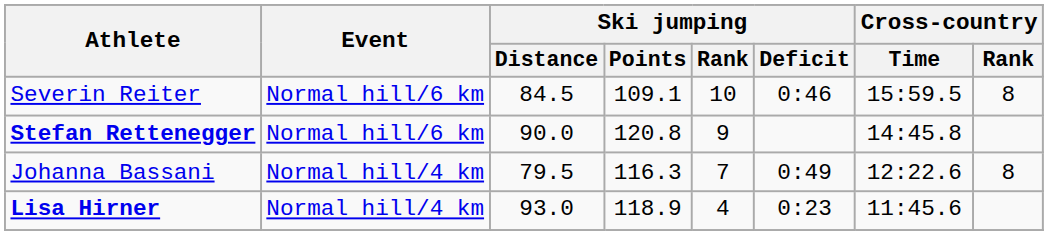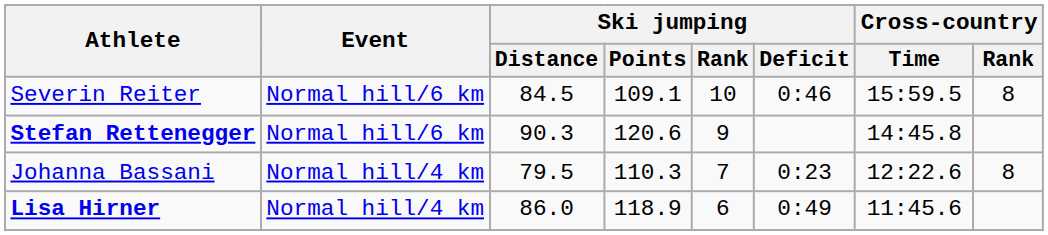(547, 134) 90.0 -> (547, 134) 90.3
(648, 134) 120.8 -> (648, 134) 120.6
(648, 172) 116.3 -> (648, 172) 110.3
(805, 172) 0:49 -> (805, 172) 0:23
(547, 210) 93.0 -> (547, 210) 86.0
(723, 210) 4 -> (723, 210) 6
(805, 210) 0:23 -> (805, 210) 0:49
